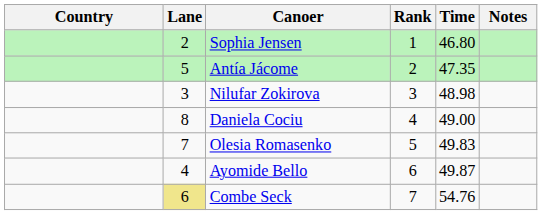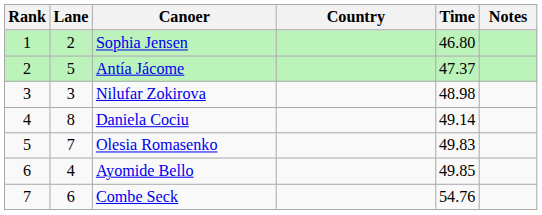columns swapped: (413, 17) <-> (84, 17)
(457, 68) 47.35 -> (457, 68) 47.37
(457, 119) 49.00 -> (457, 119) 49.14
(457, 171) 49.87 -> (457, 171) 49.85
(185, 196) khaki background -> (71, 196) no background
